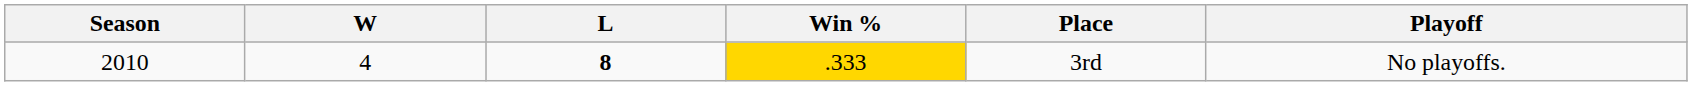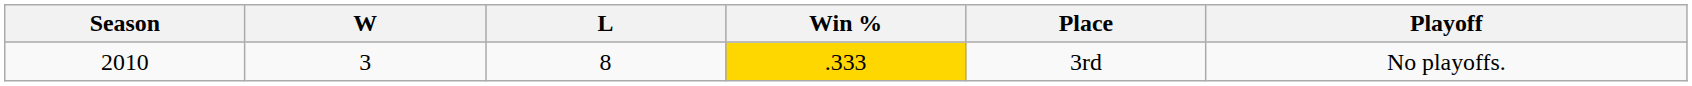(365, 61) 4 -> (365, 61) 3
(605, 61) bold -> (605, 61) normal
